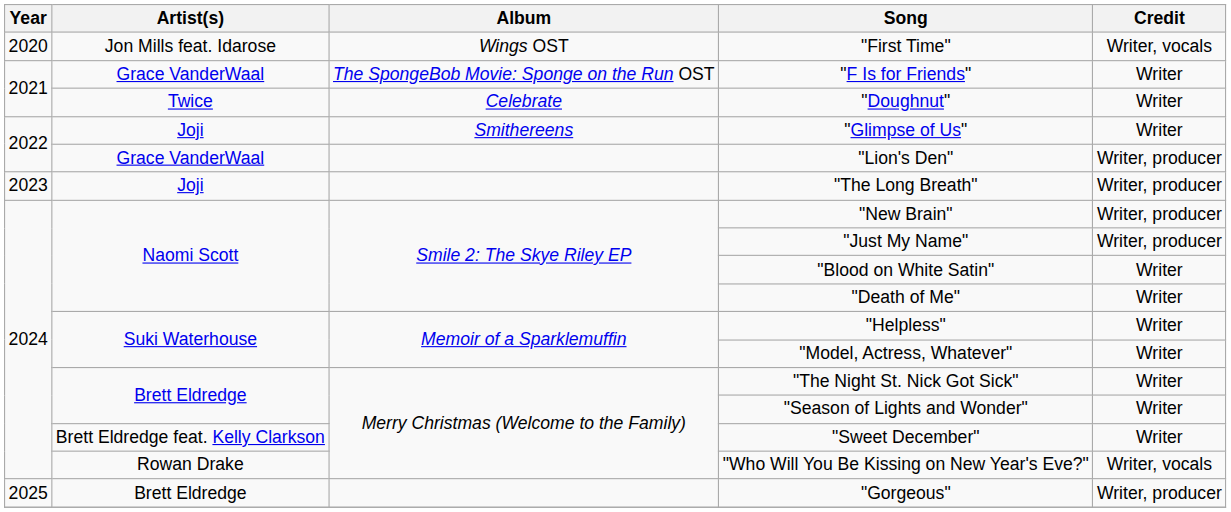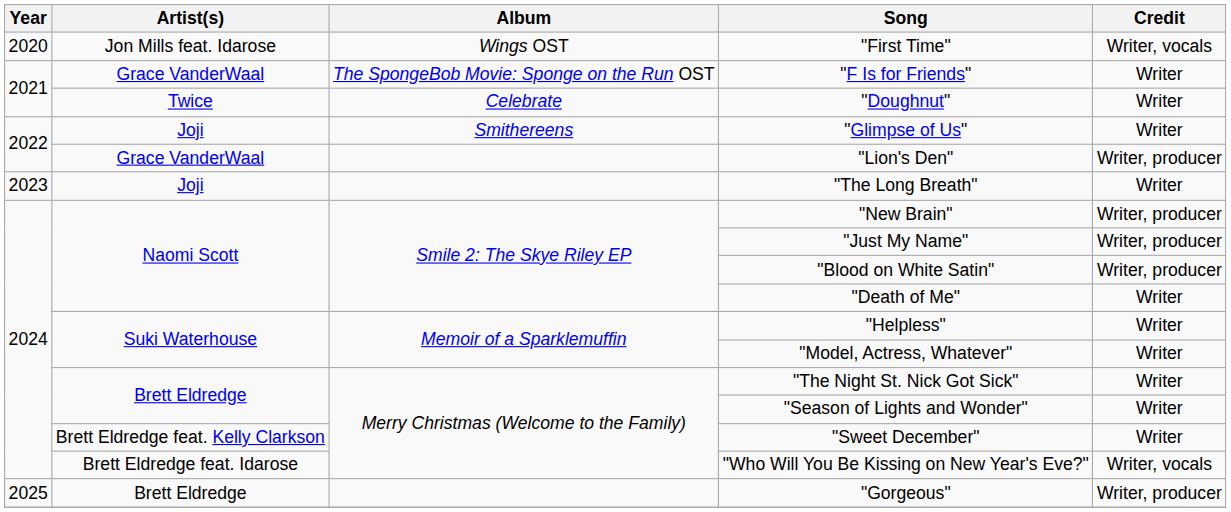(1159, 185) Writer, producer -> (1159, 185) Writer
(1159, 269) Writer -> (1159, 269) Writer, producer
(190, 465) Rowan Drake -> (190, 465) Brett Eldredge feat. Idarose
